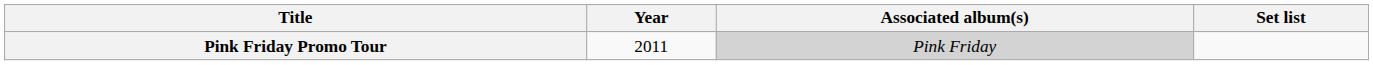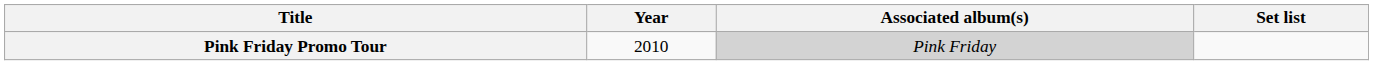(651, 45) 2011 -> (651, 45) 2010
